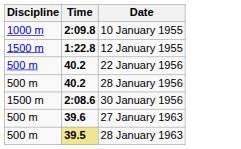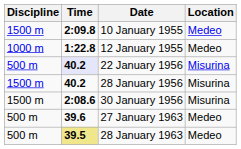+ column: (211, 13)
(25, 30) 1000 m -> (25, 30) 1500 m
(25, 48) 1500 m -> (25, 48) 1000 m
(75, 65) no background -> (75, 65) lavender background
(22, 83) 500 m -> (25, 83) 1500 m
